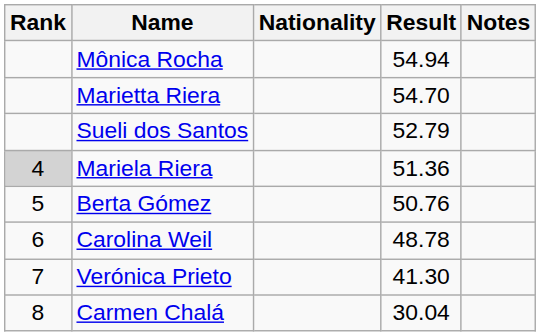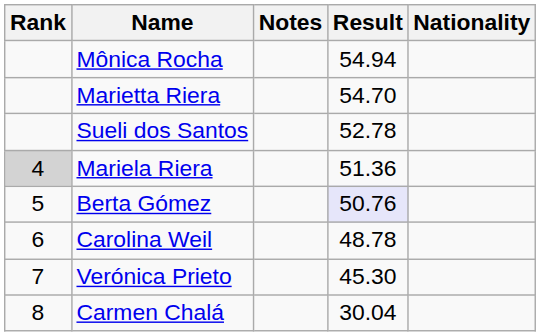columns swapped: (317, 22) <-> (499, 22)
(421, 131) 52.79 -> (368, 131) 52.78
(421, 204) no background -> (368, 204) lavender background
(421, 276) 41.30 -> (368, 276) 45.30
